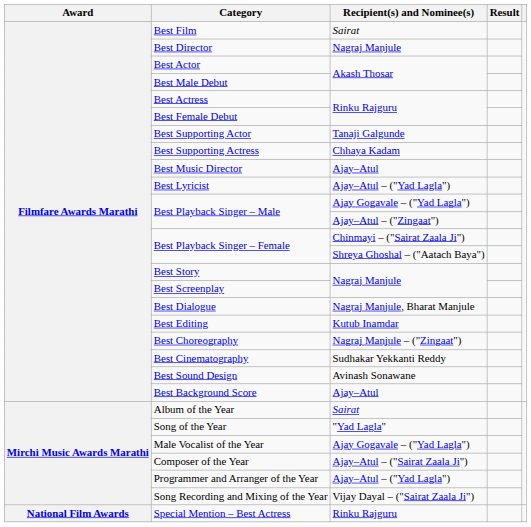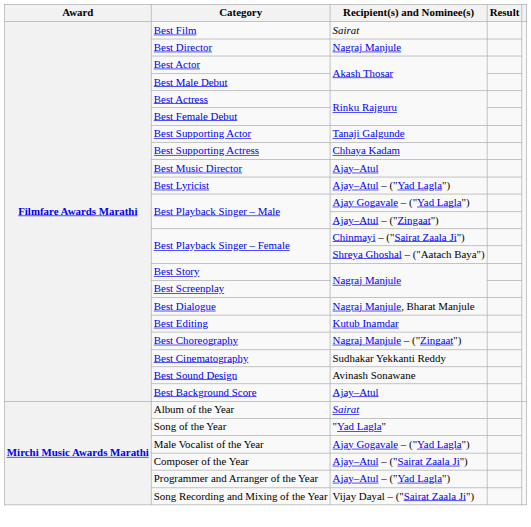- row: (222, 513)
